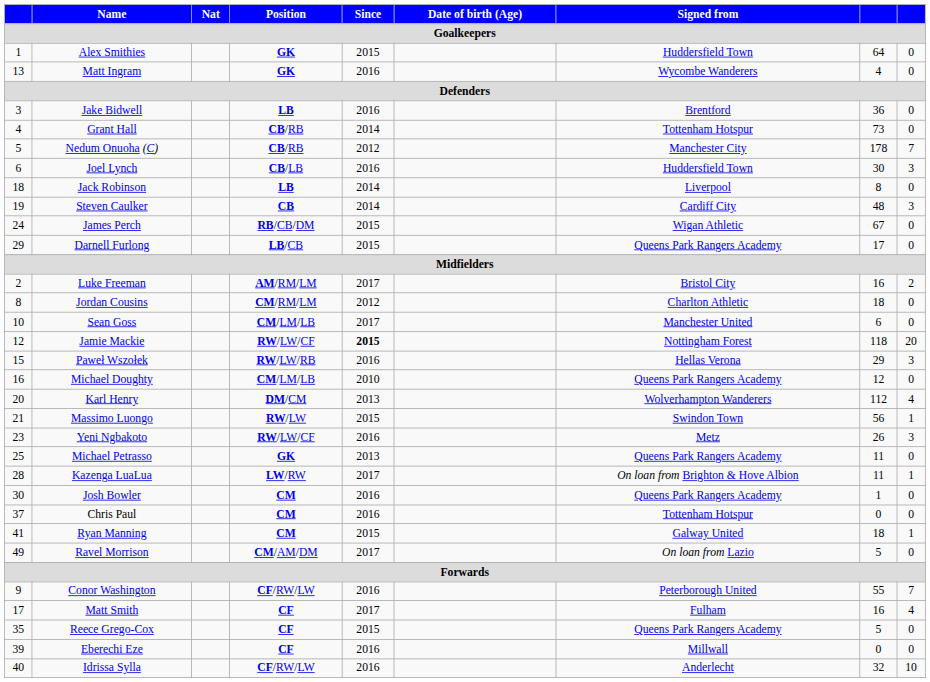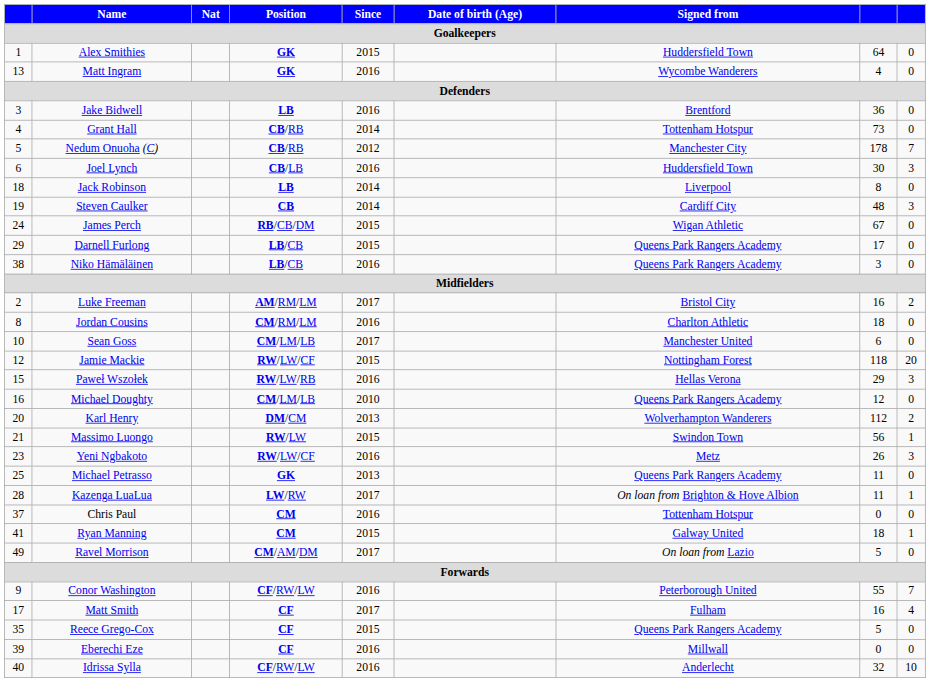+ row: (112, 264)
(368, 303) 2012 -> (368, 322) 2016
(368, 341) bold -> (368, 360) normal
(911, 399) 4 -> (911, 418) 2
- row: (112, 495)
